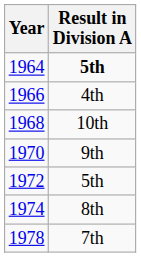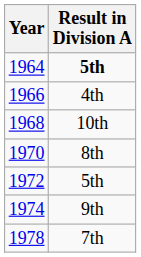(92, 152) 9th -> (92, 152) 8th
(92, 209) 8th -> (92, 209) 9th
